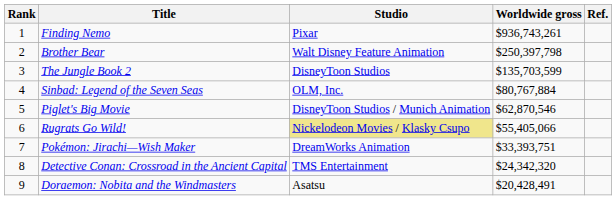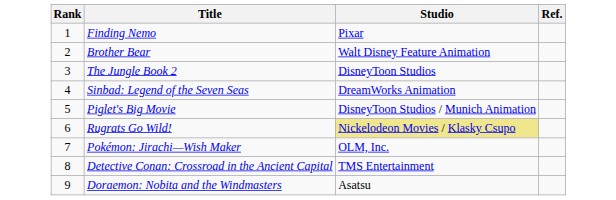- column: (539, 14)
(318, 90) OLM, Inc. -> (397, 90) DreamWorks Animation
(351, 147) DreamWorks Animation -> (364, 147) OLM, Inc.
